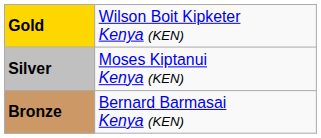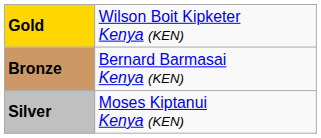rows swapped: (30, 68) <-> (35, 111)
